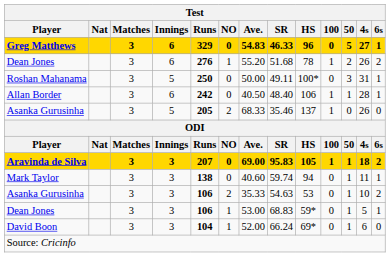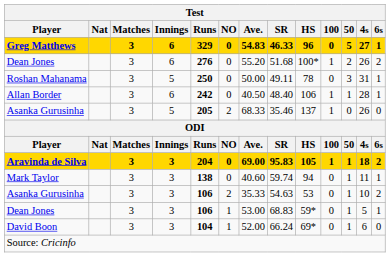(229, 62) 1 -> (229, 62) 0
(308, 62) 78 -> (308, 62) 100*
(308, 78) 100* -> (308, 78) 78
(205, 161) 207 -> (205, 161) 204
